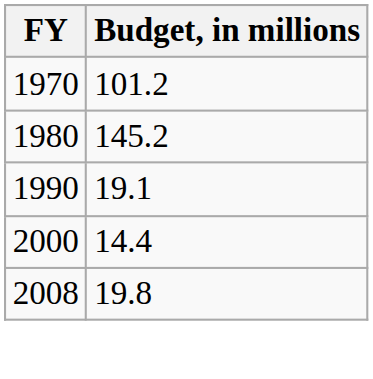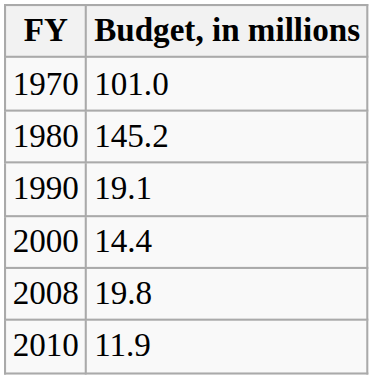(131, 83) 101.2 -> (131, 83) 101.0
+ row: (46, 345)
